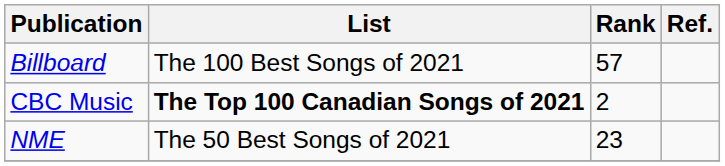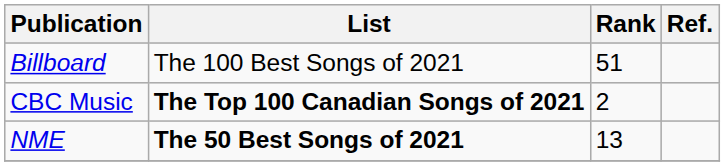(609, 62) 57 -> (609, 62) 51
(302, 140) normal -> (309, 140) bold
(609, 140) 23 -> (609, 140) 13
